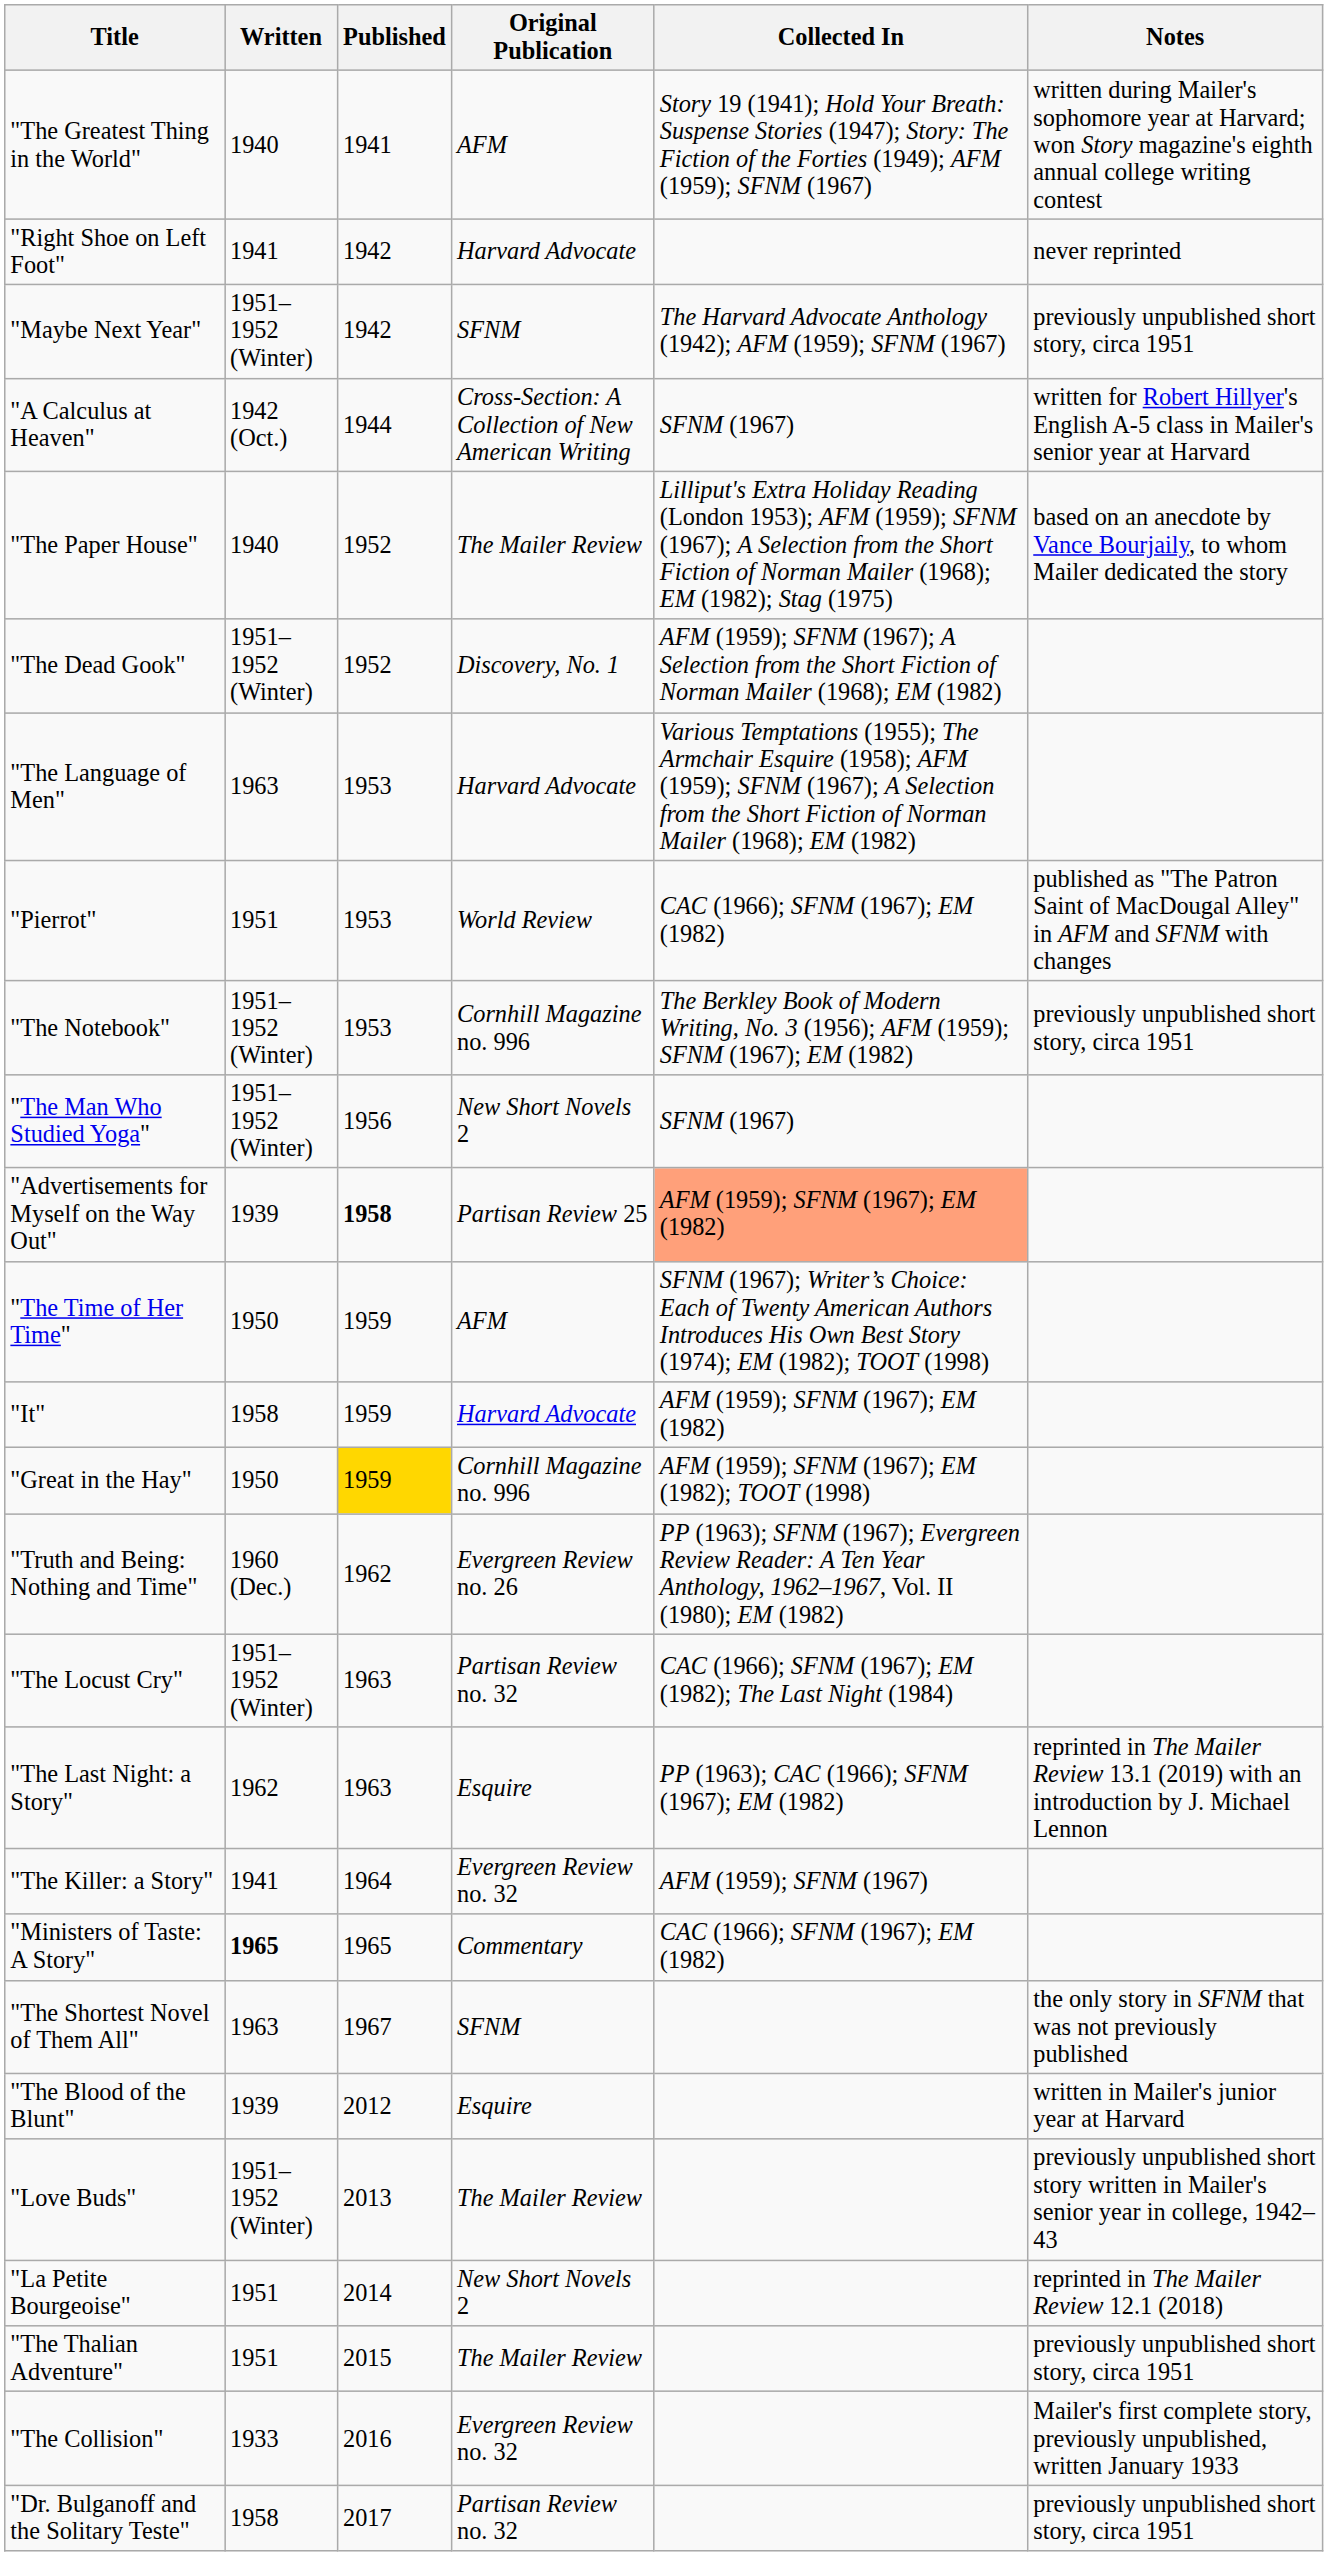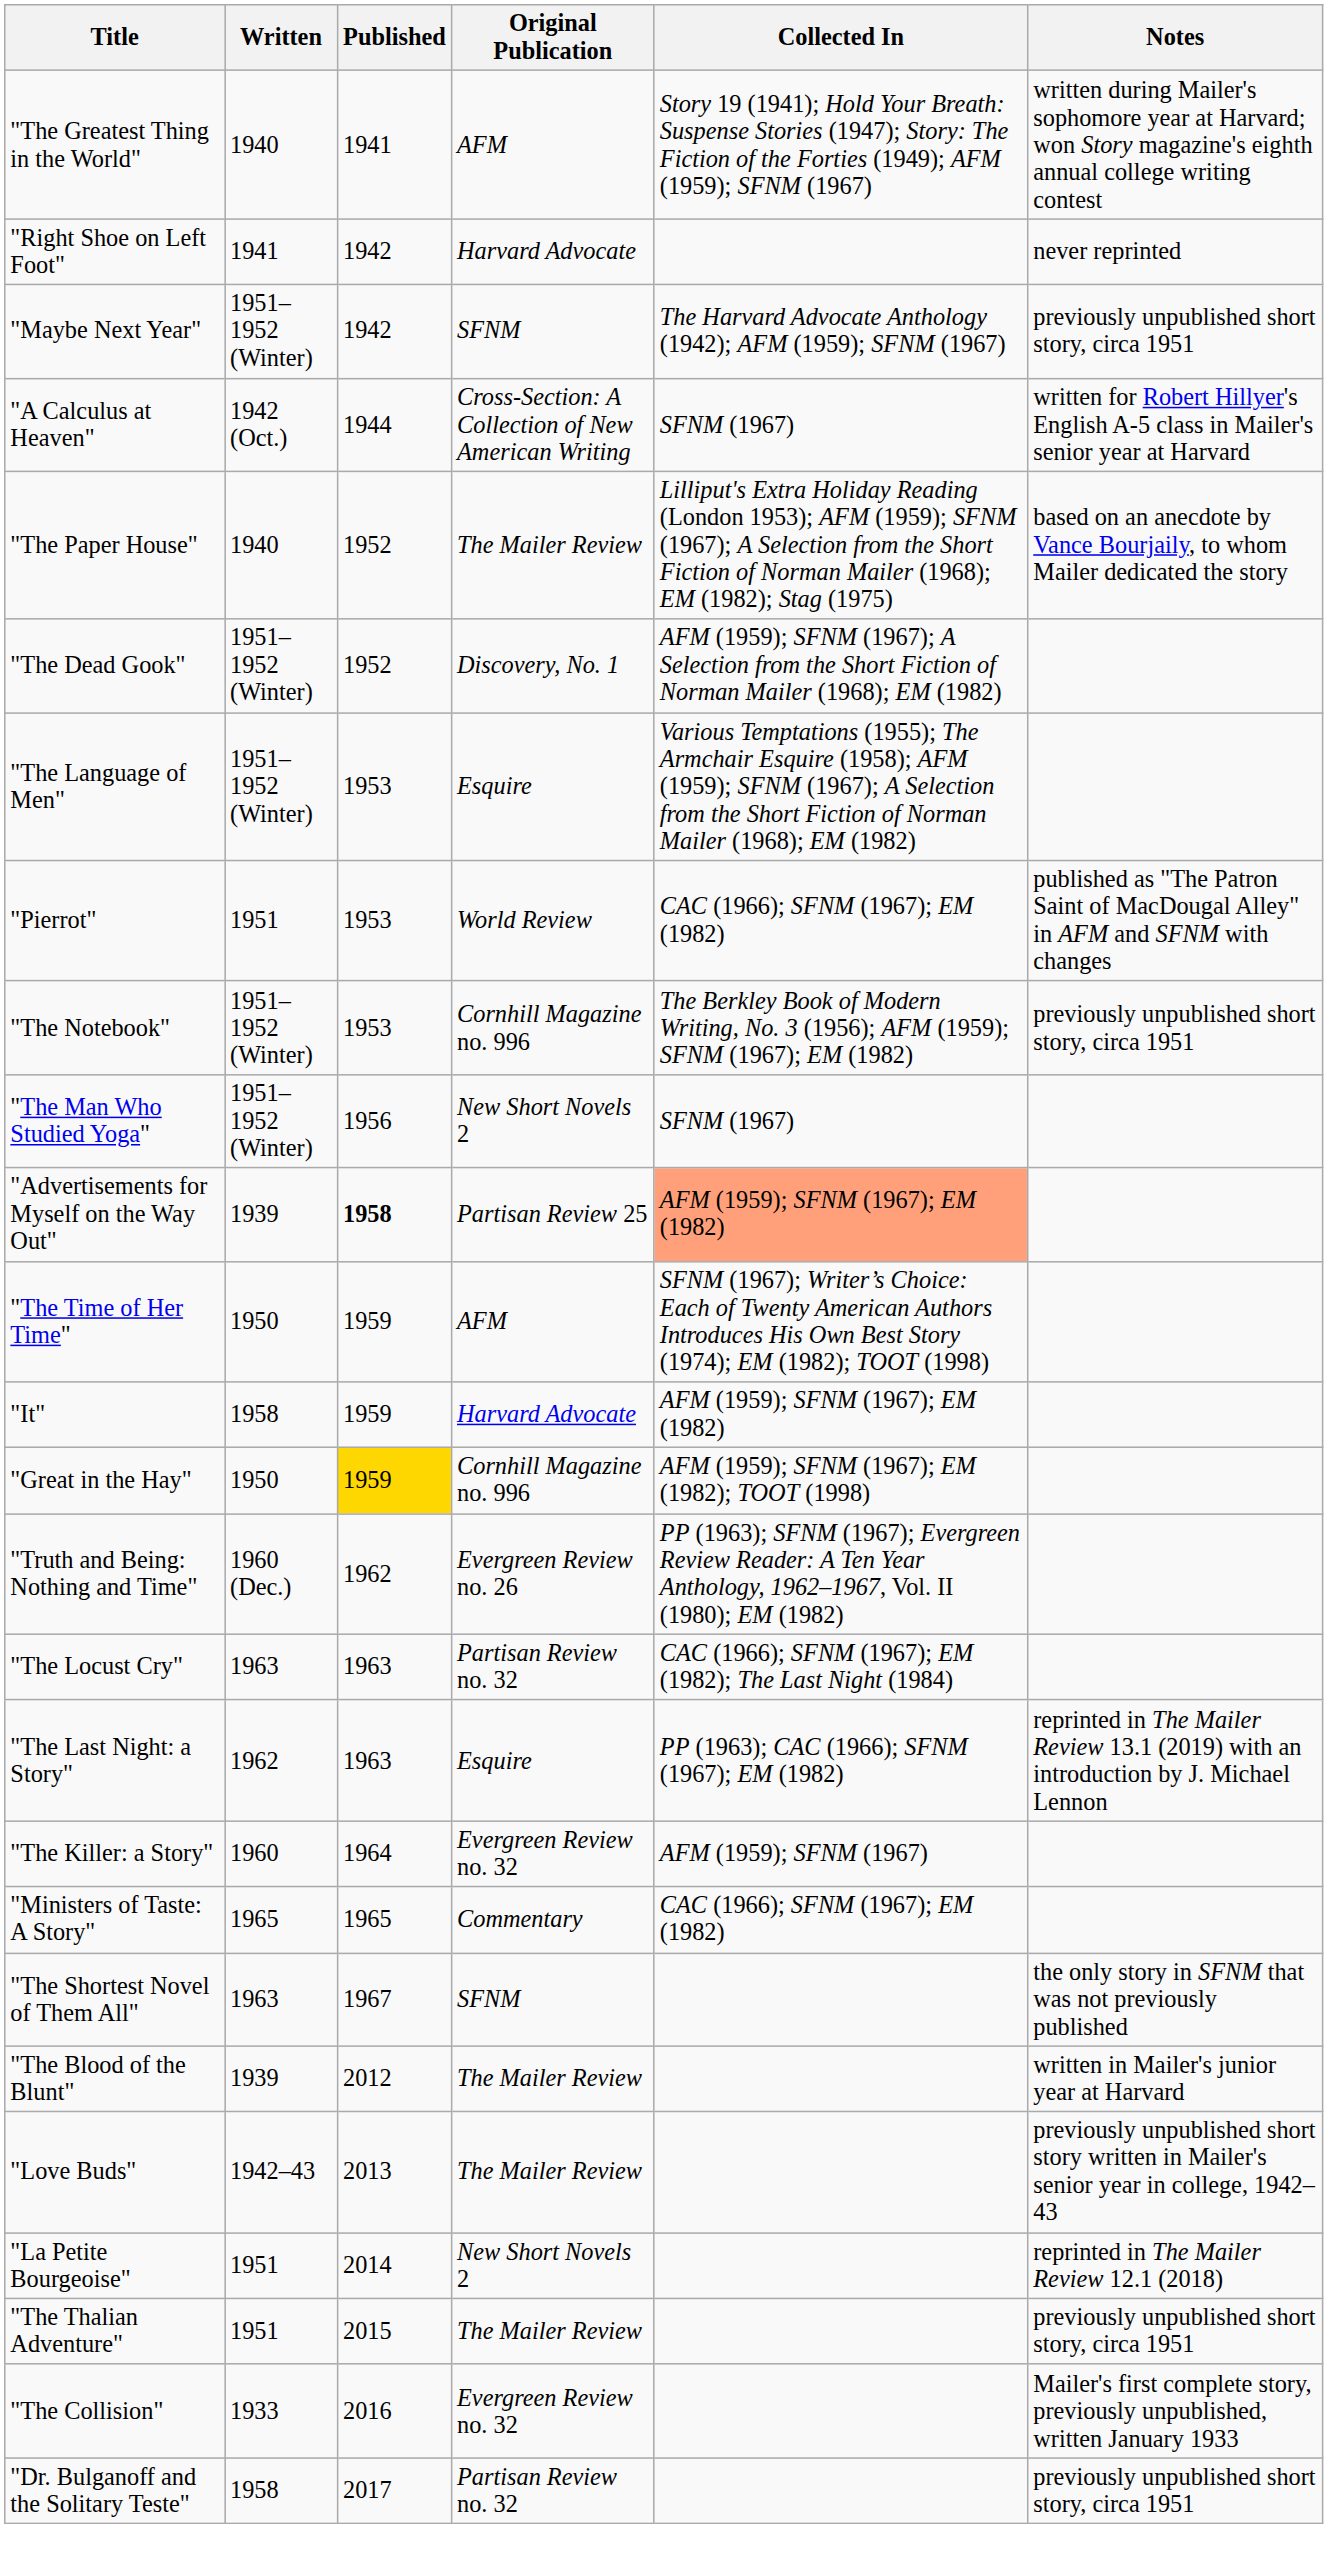(254, 786) 1963 -> (271, 786) 1951–1952 (Winter)
(546, 786) Harvard Advocate -> (494, 786) Esquire
(271, 1680) 1951–1952 (Winter) -> (254, 1666) 1963
(254, 1880) 1941 -> (254, 1853) 1960
(254, 1946) bold -> (254, 1919) normal
(494, 2105) Esquire -> (550, 2078) The Mailer Review
(271, 2199) 1951–1952 (Winter) -> (273, 2171) 1942–43
